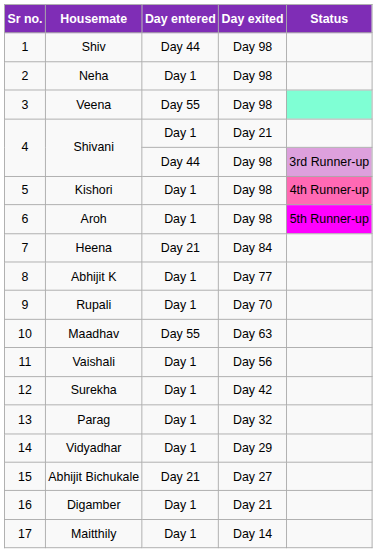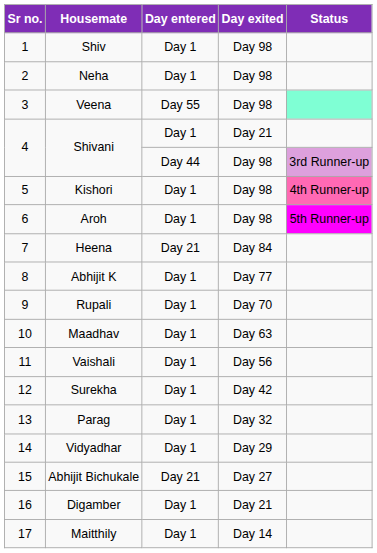(180, 47) Day 44 -> (180, 47) Day 1
(180, 333) Day 55 -> (180, 333) Day 1
